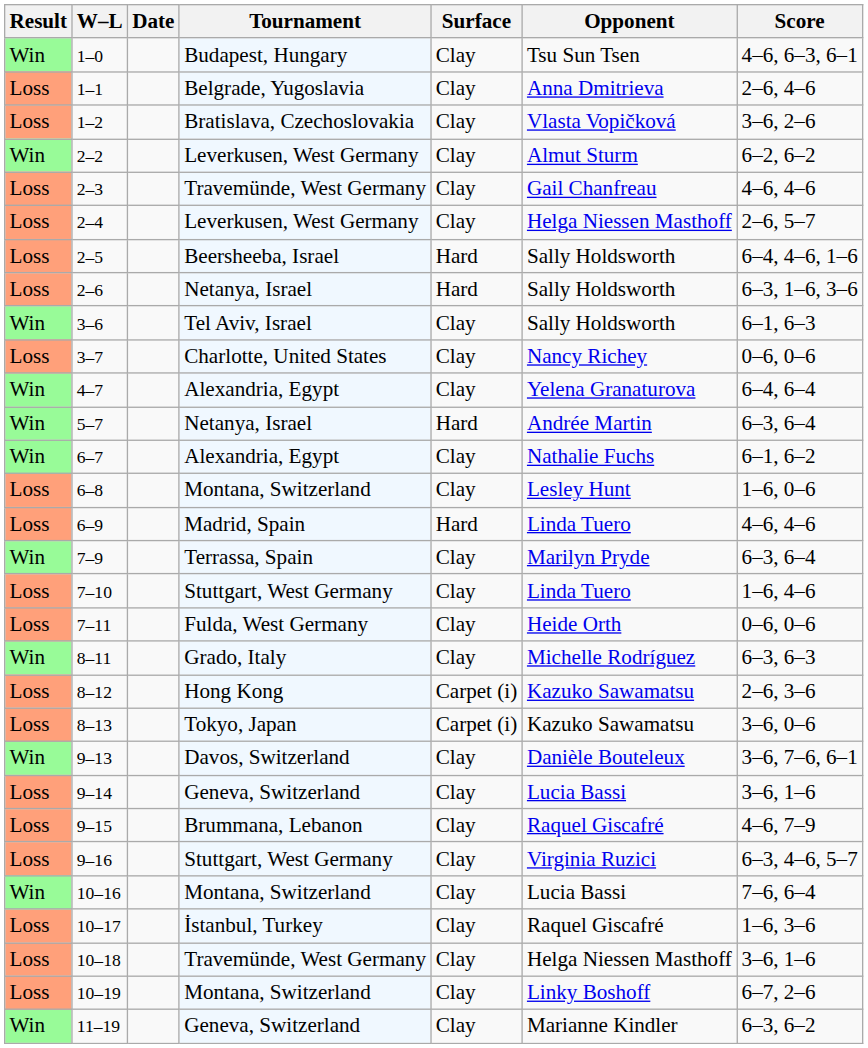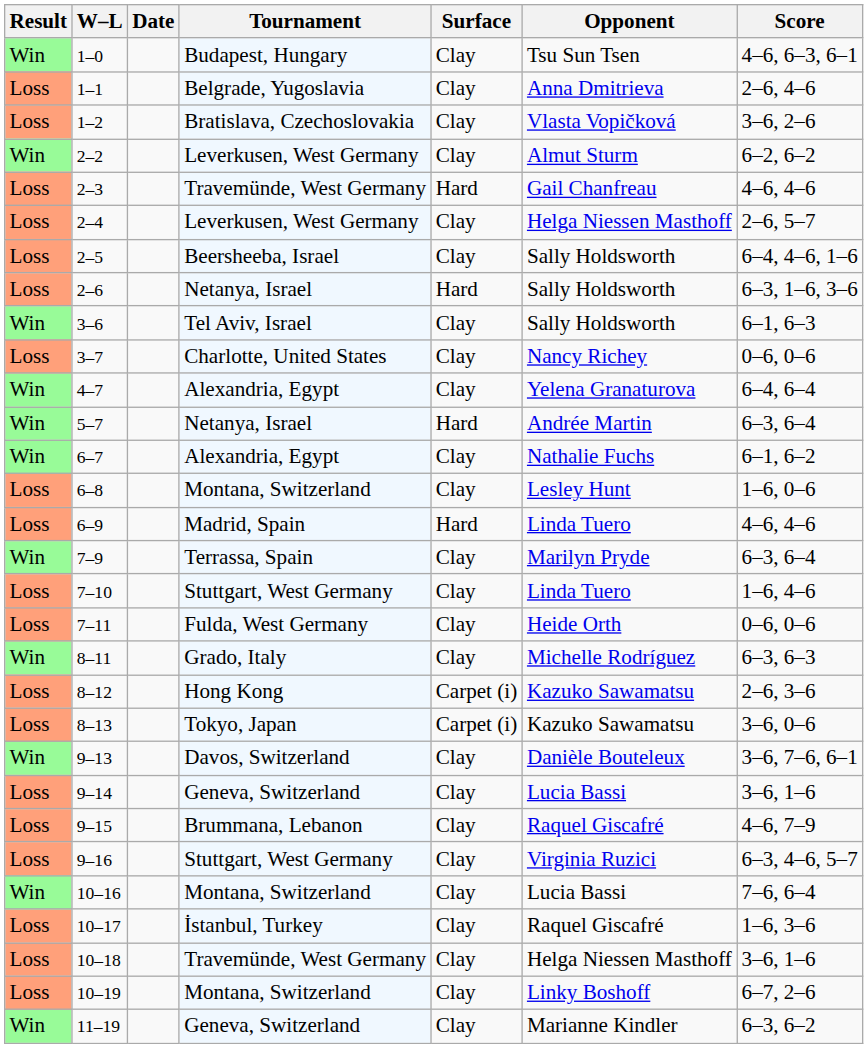(456, 188) Clay -> (457, 188) Hard
(457, 255) Hard -> (456, 255) Clay
